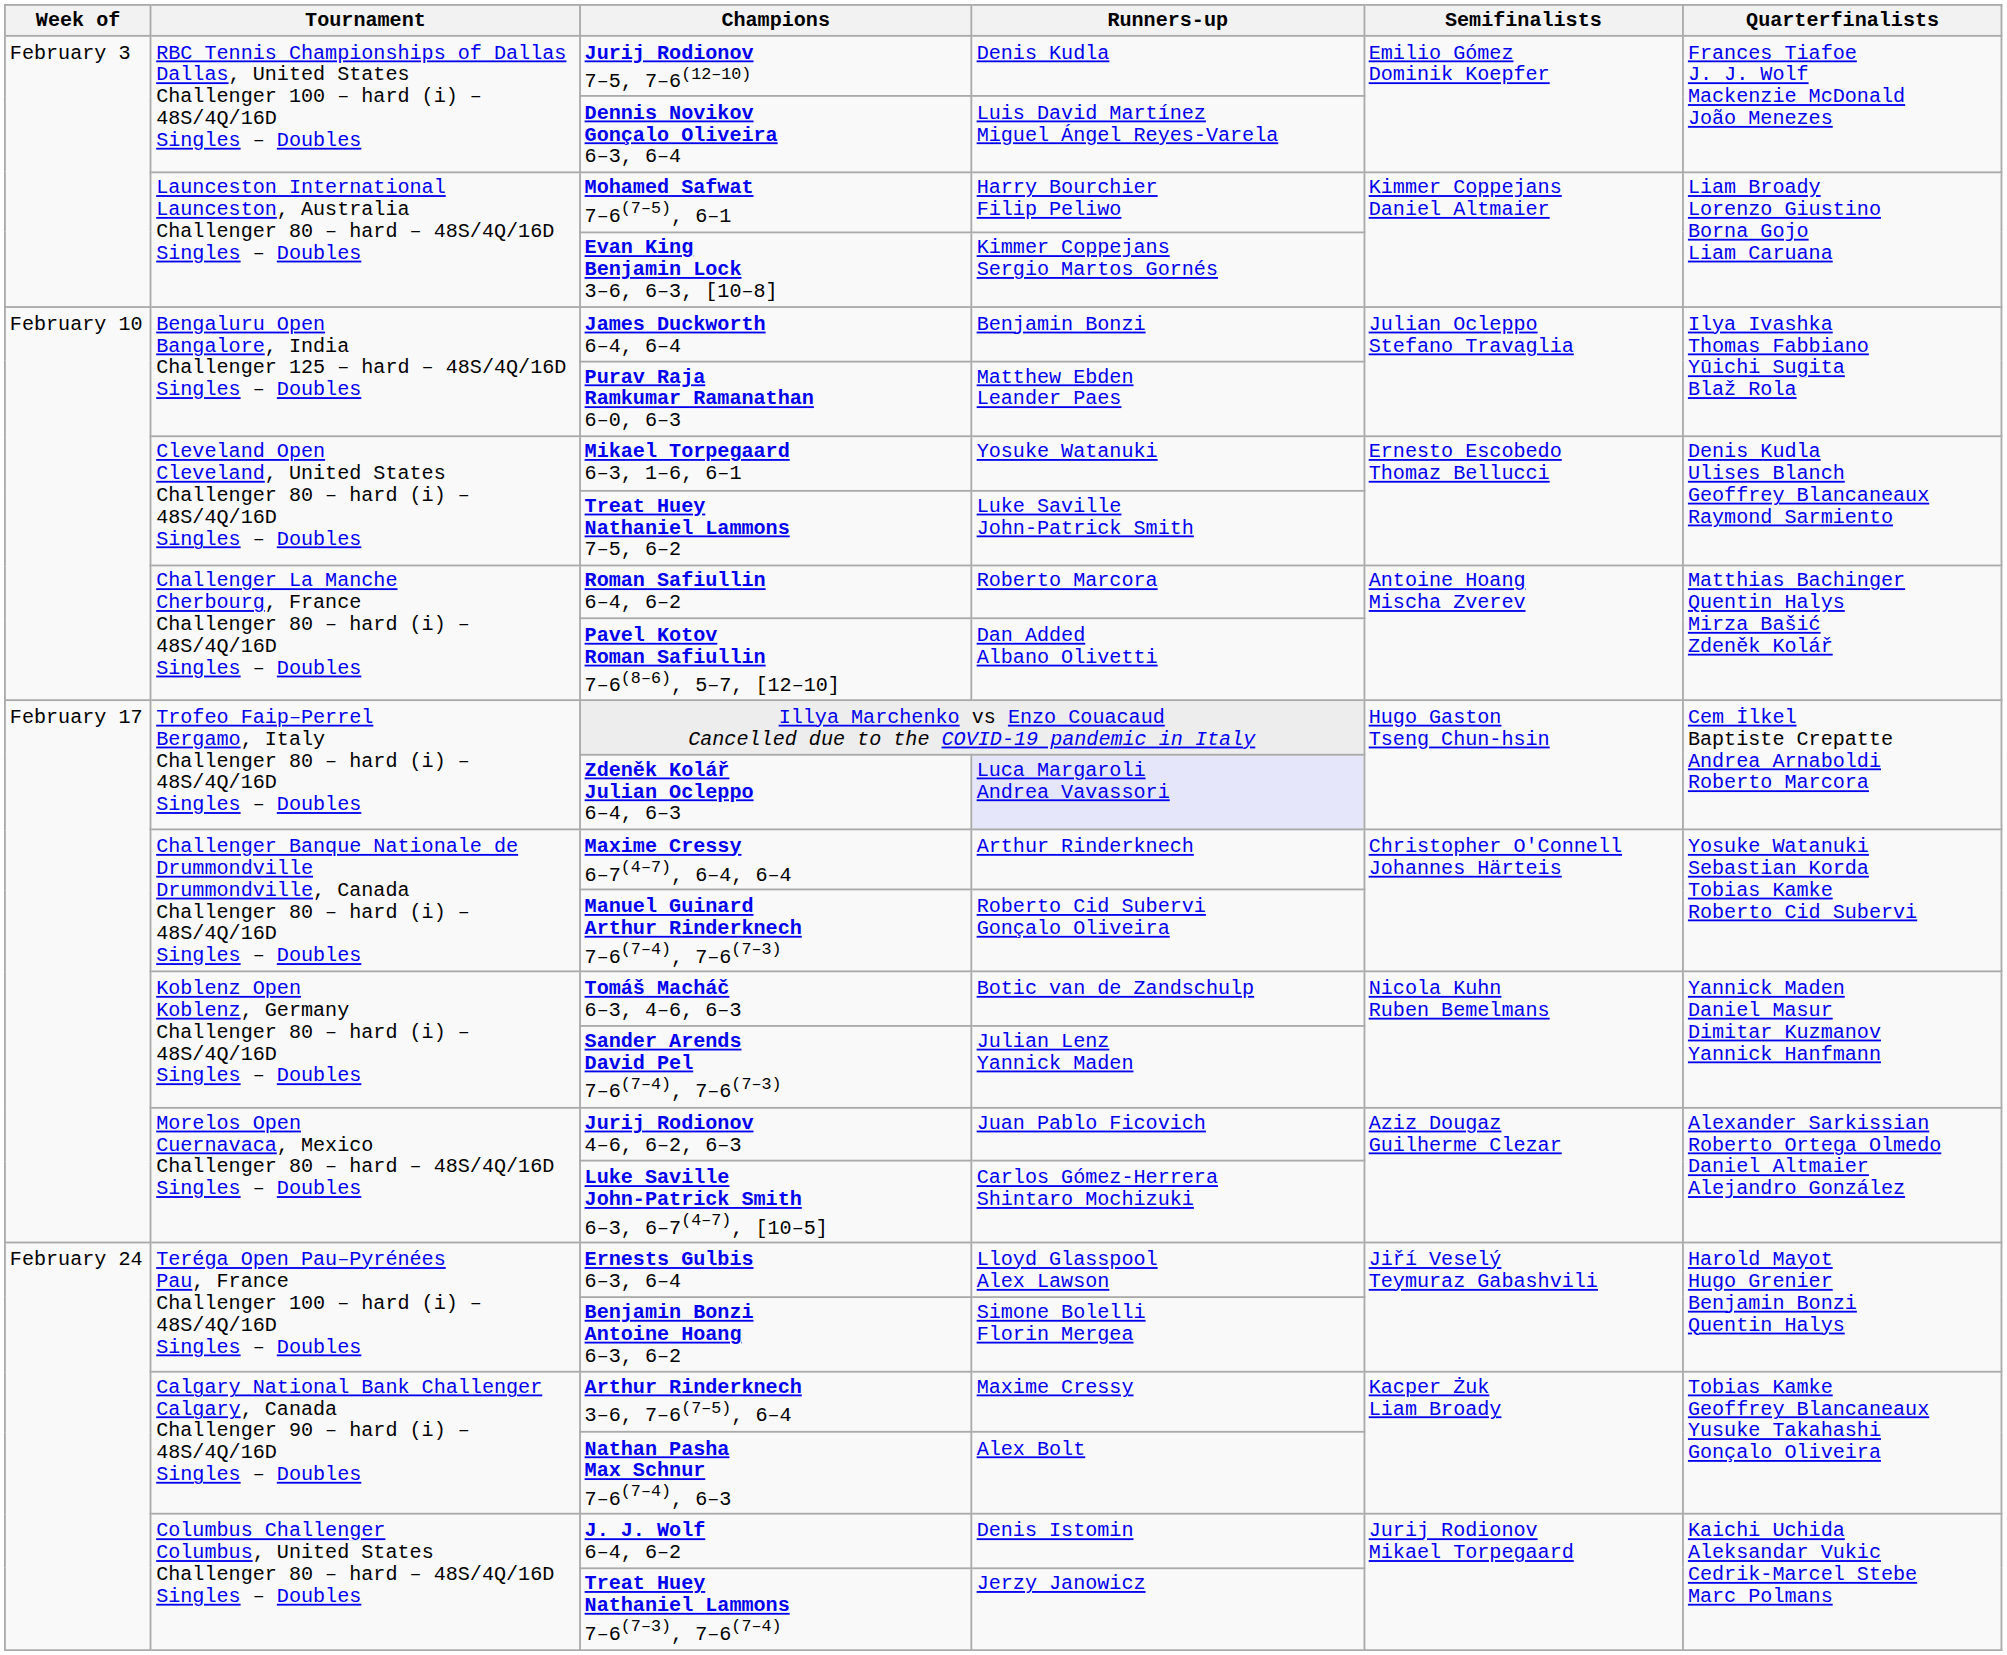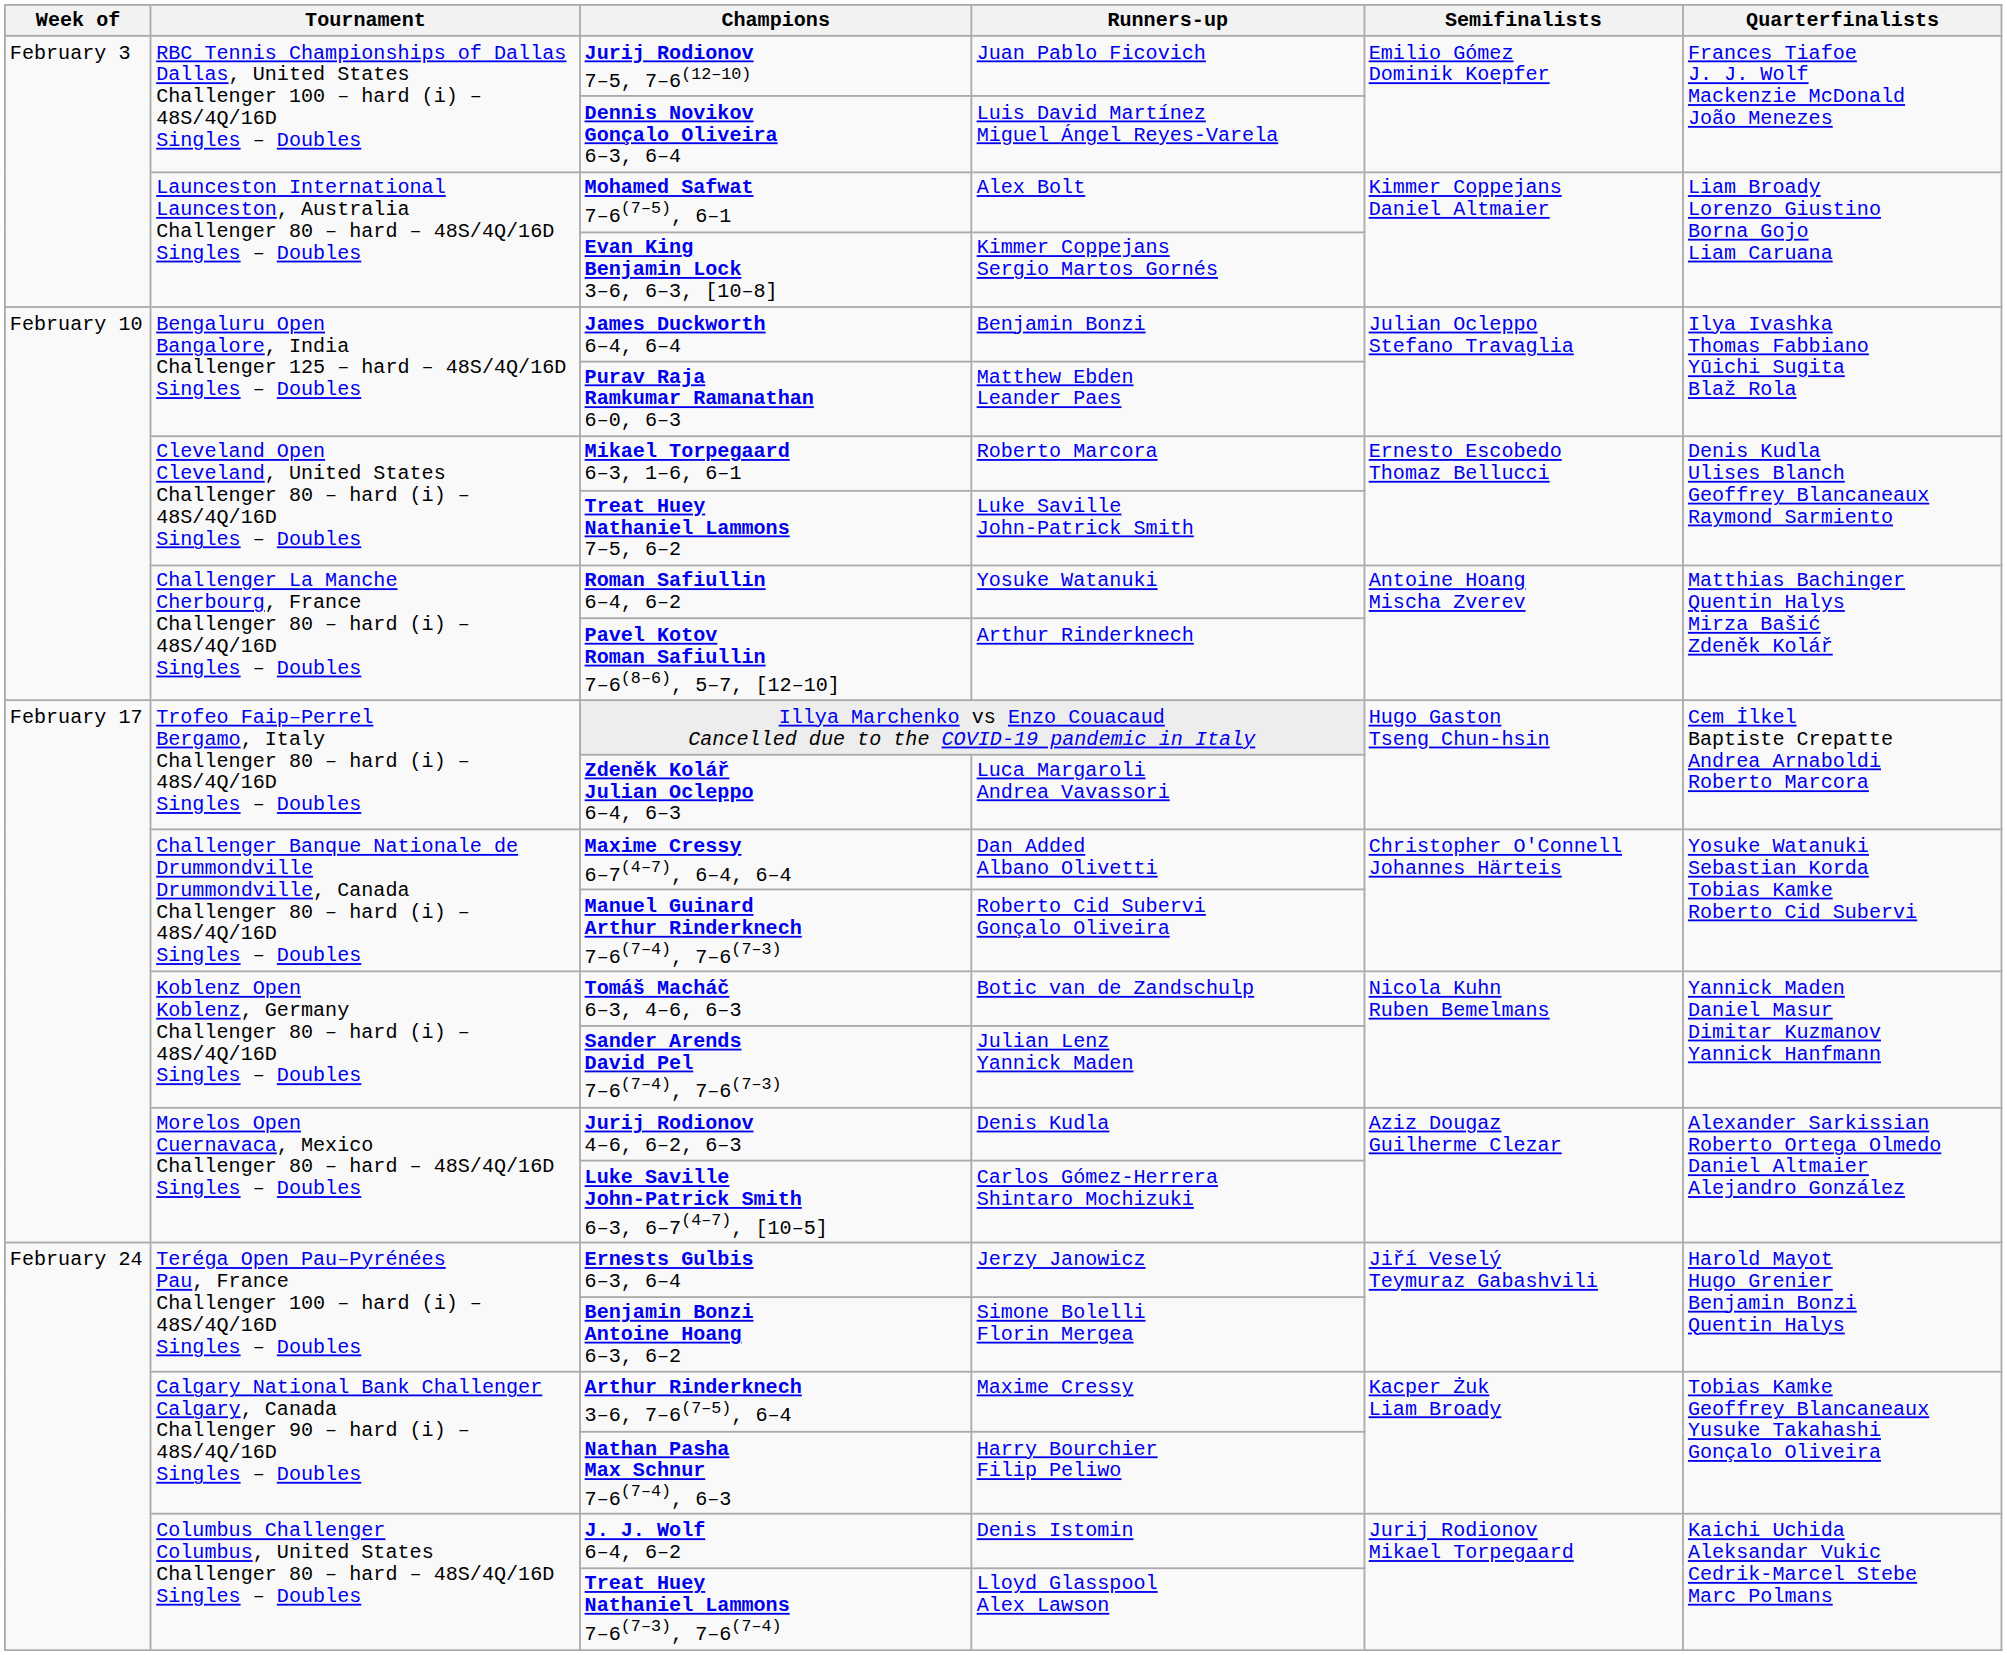(1043, 52) Denis Kudla -> (1091, 52) Juan Pablo Ficovich
(1067, 199) Harry Bourchier Filip Peliwo -> (1031, 188) Alex Bolt
(1067, 452) Yosuke Watanuki -> (1067, 452) Roberto Marcora
(1067, 581) Roberto Marcora -> (1067, 581) Yosuke Watanuki
(1067, 646) Dan Added Albano Olivetti -> (1085, 635) Arthur Rinderknech
(1073, 781) lavender background -> (1073, 781) no background
(1085, 846) Arthur Rinderknech -> (1067, 857) Dan Added Albano Olivetti
(1091, 1124) Juan Pablo Ficovich -> (1043, 1124) Denis Kudla
(1067, 1270) Lloyd Glasspool Alex Lawson -> (1061, 1259) Jerzy Janowicz
(1031, 1448) Alex Bolt -> (1067, 1459) Harry Bourchier Filip Peliwo
(1061, 1584) Jerzy Janowicz -> (1067, 1595) Lloyd Glasspool Alex Lawson
